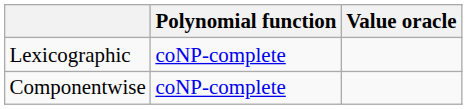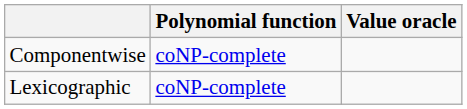rows swapped: (78, 87) <-> (70, 54)
